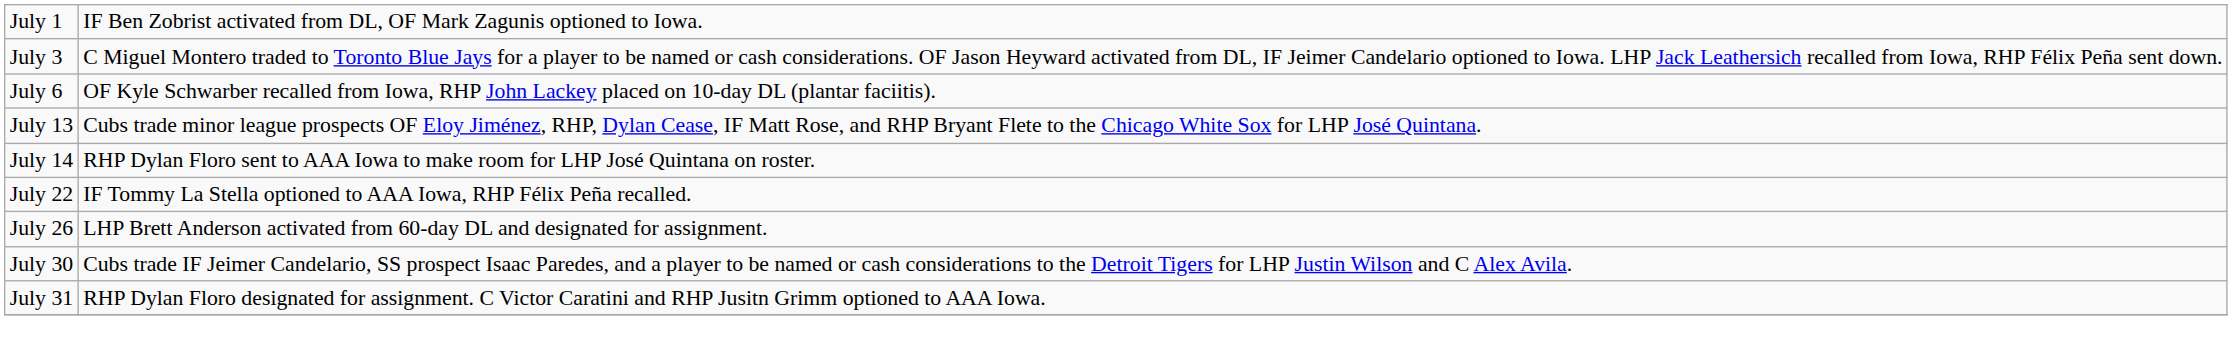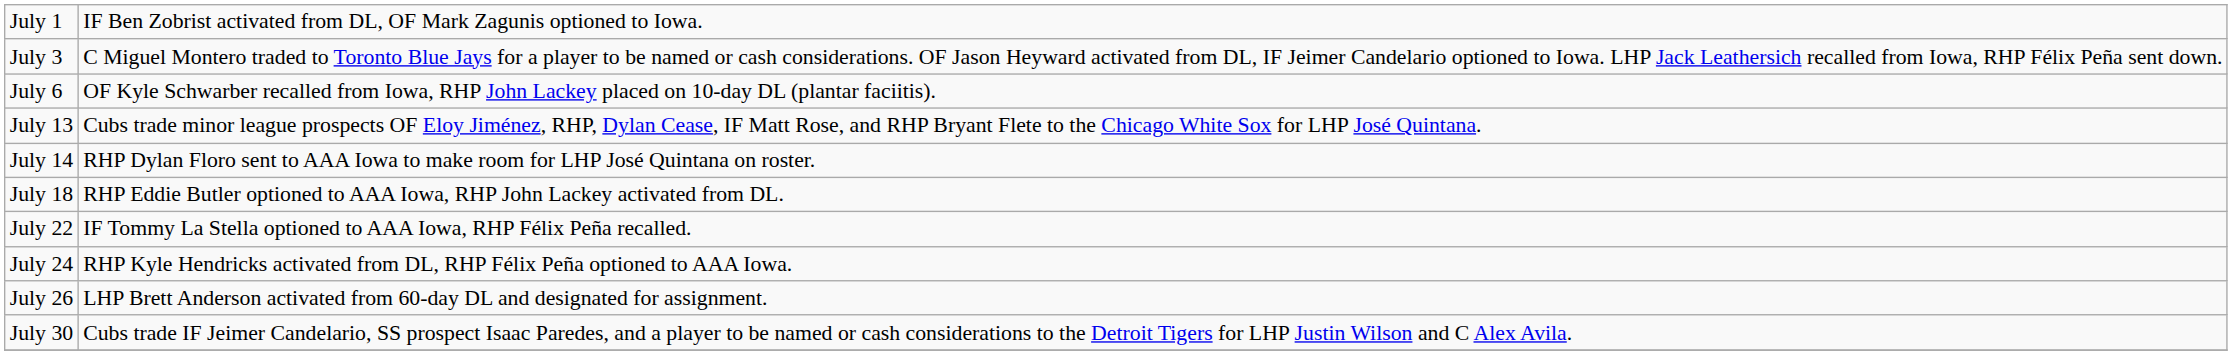+ row: (41, 194)
+ row: (41, 263)
- row: (41, 297)
